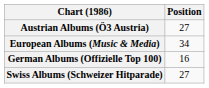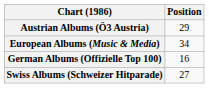(184, 28) 27 -> (184, 28) 29
